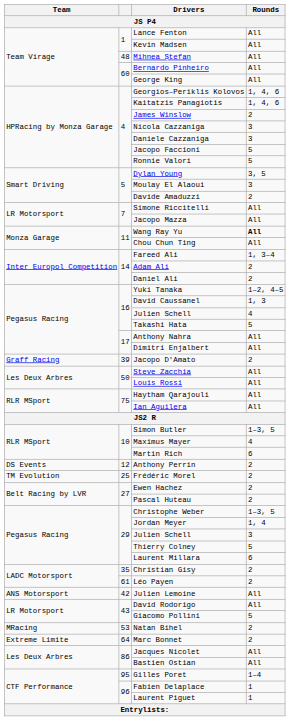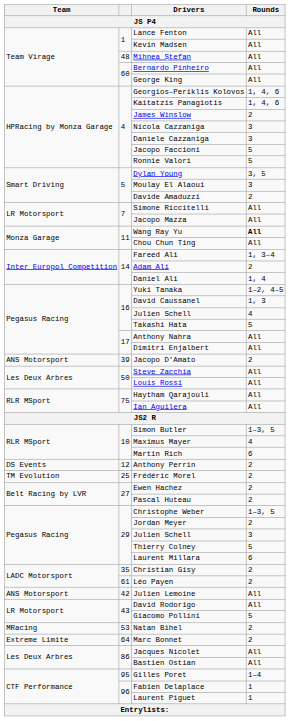(250, 278) 2 -> (257, 278) 1, 4
(33, 360) Graff Racing -> (37, 360) ANS Motorsport
(257, 523) 1, 4 -> (250, 523) 2
